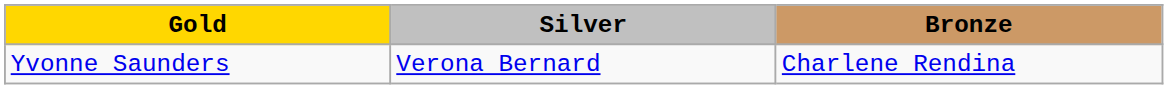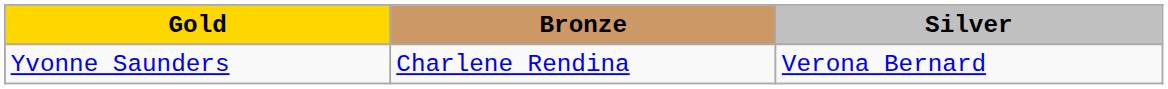columns swapped: (583, 25) <-> (969, 25)
